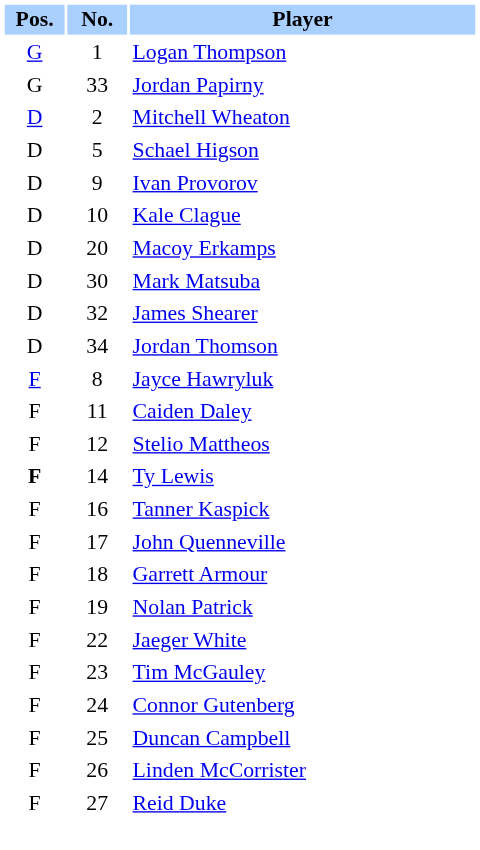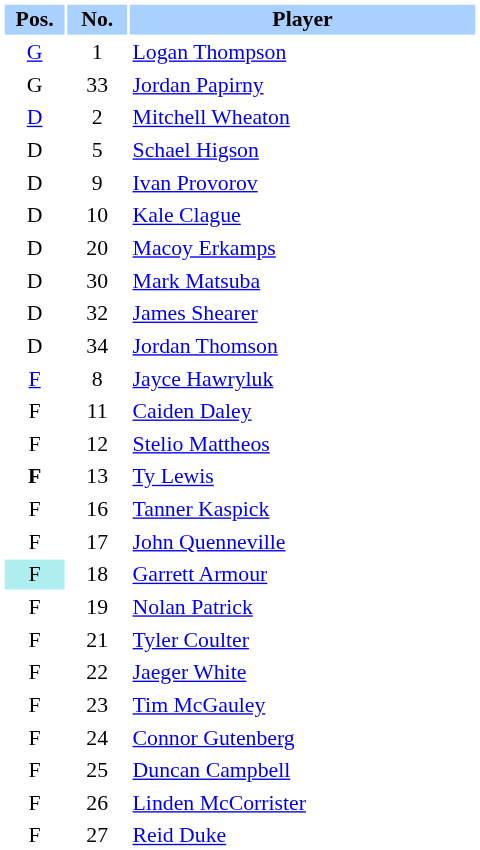(97, 476) 14 -> (97, 476) 13
(35, 574) no background -> (35, 574) paleturquoise background
+ row: (191, 639)
